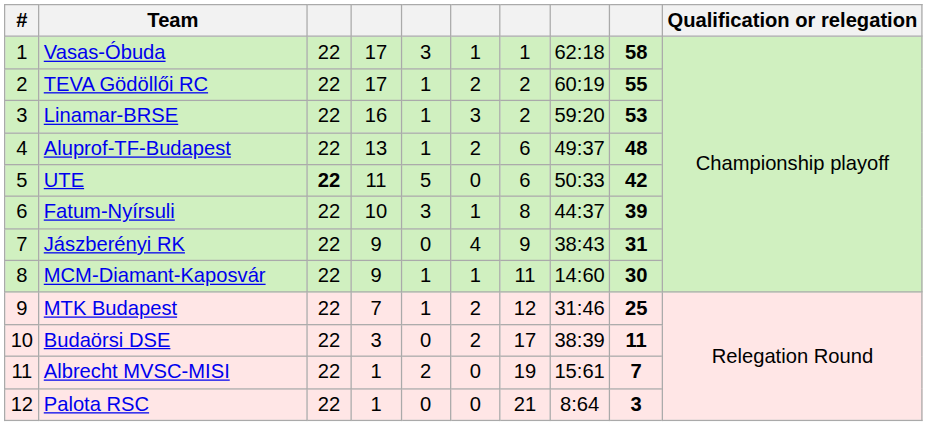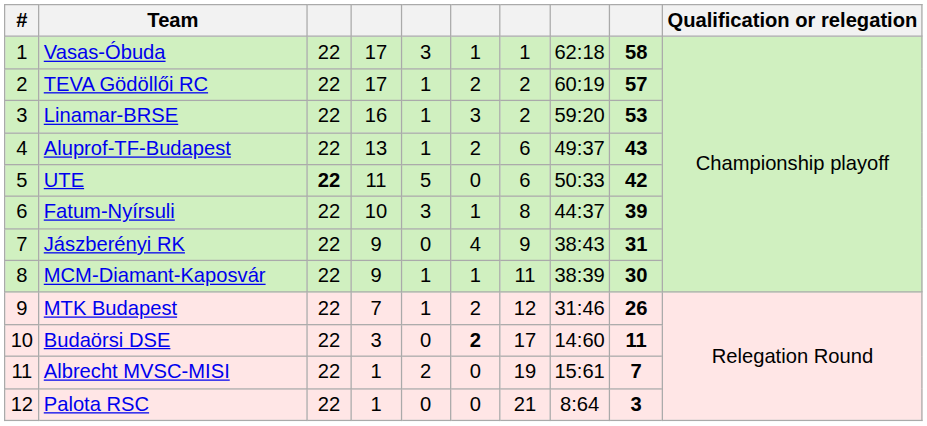(636, 84) 55 -> (636, 84) 57
(636, 148) 48 -> (636, 148) 43
(580, 276) 14:60 -> (580, 276) 38:39
(636, 308) 25 -> (636, 308) 26
(475, 340) normal -> (475, 340) bold
(580, 340) 38:39 -> (580, 340) 14:60
